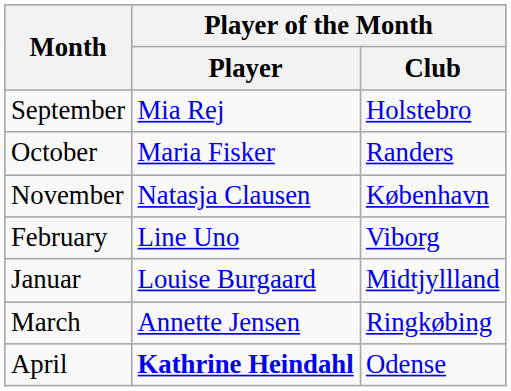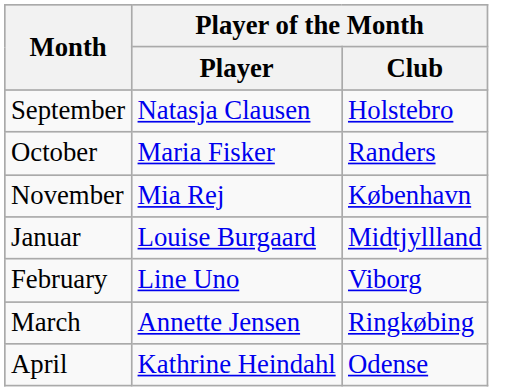(181, 110) Mia Rej -> (224, 110) Natasja Clausen
(224, 195) Natasja Clausen -> (181, 195) Mia Rej
rows swapped: (46, 279) <-> (59, 237)
(246, 364) bold -> (237, 364) normal
